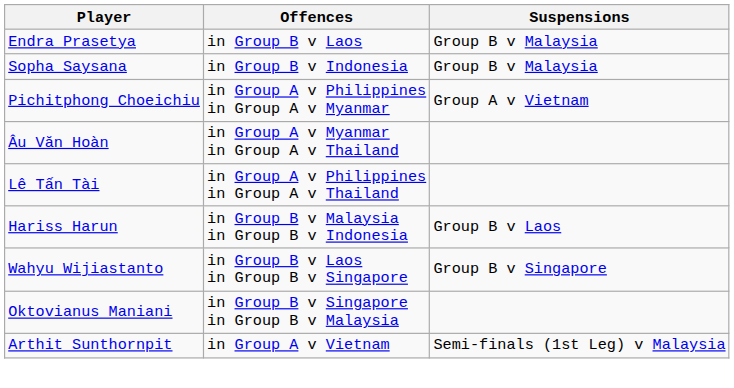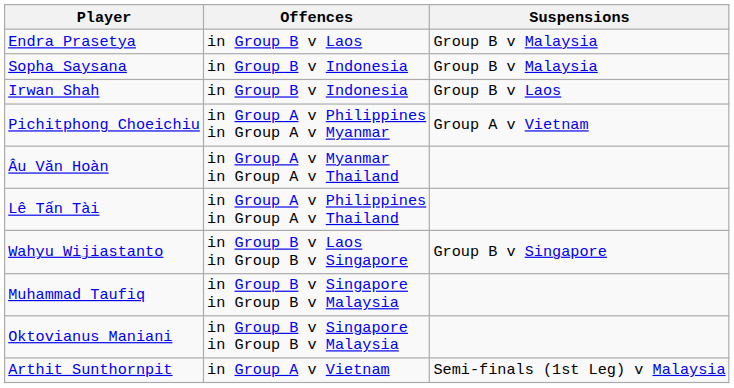+ row: (54, 91)
- row: (63, 227)
+ row: (77, 294)
